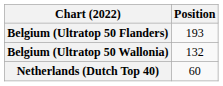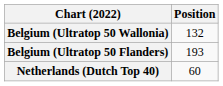rows swapped: (88, 33) <-> (88, 52)
